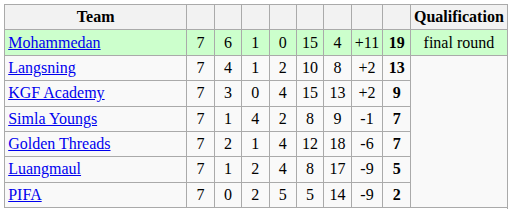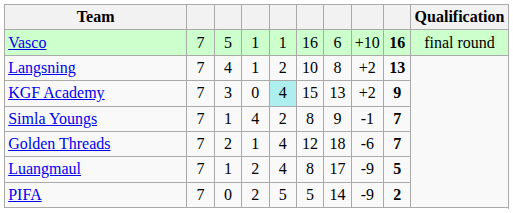- row: (54, 42)
+ row: (27, 42)
(283, 93) no background -> (283, 93) paleturquoise background
